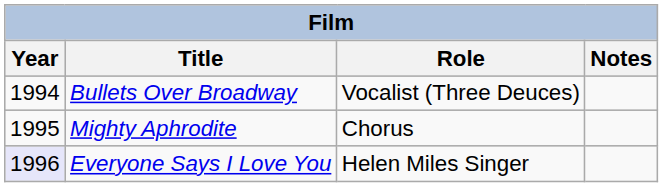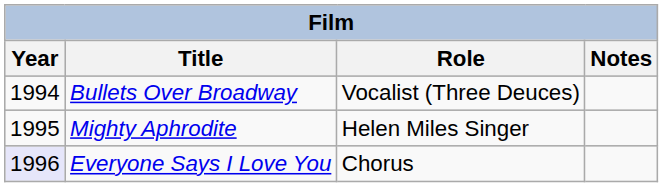(378, 129) Chorus -> (435, 129) Helen Miles Singer
(435, 164) Helen Miles Singer -> (378, 164) Chorus
